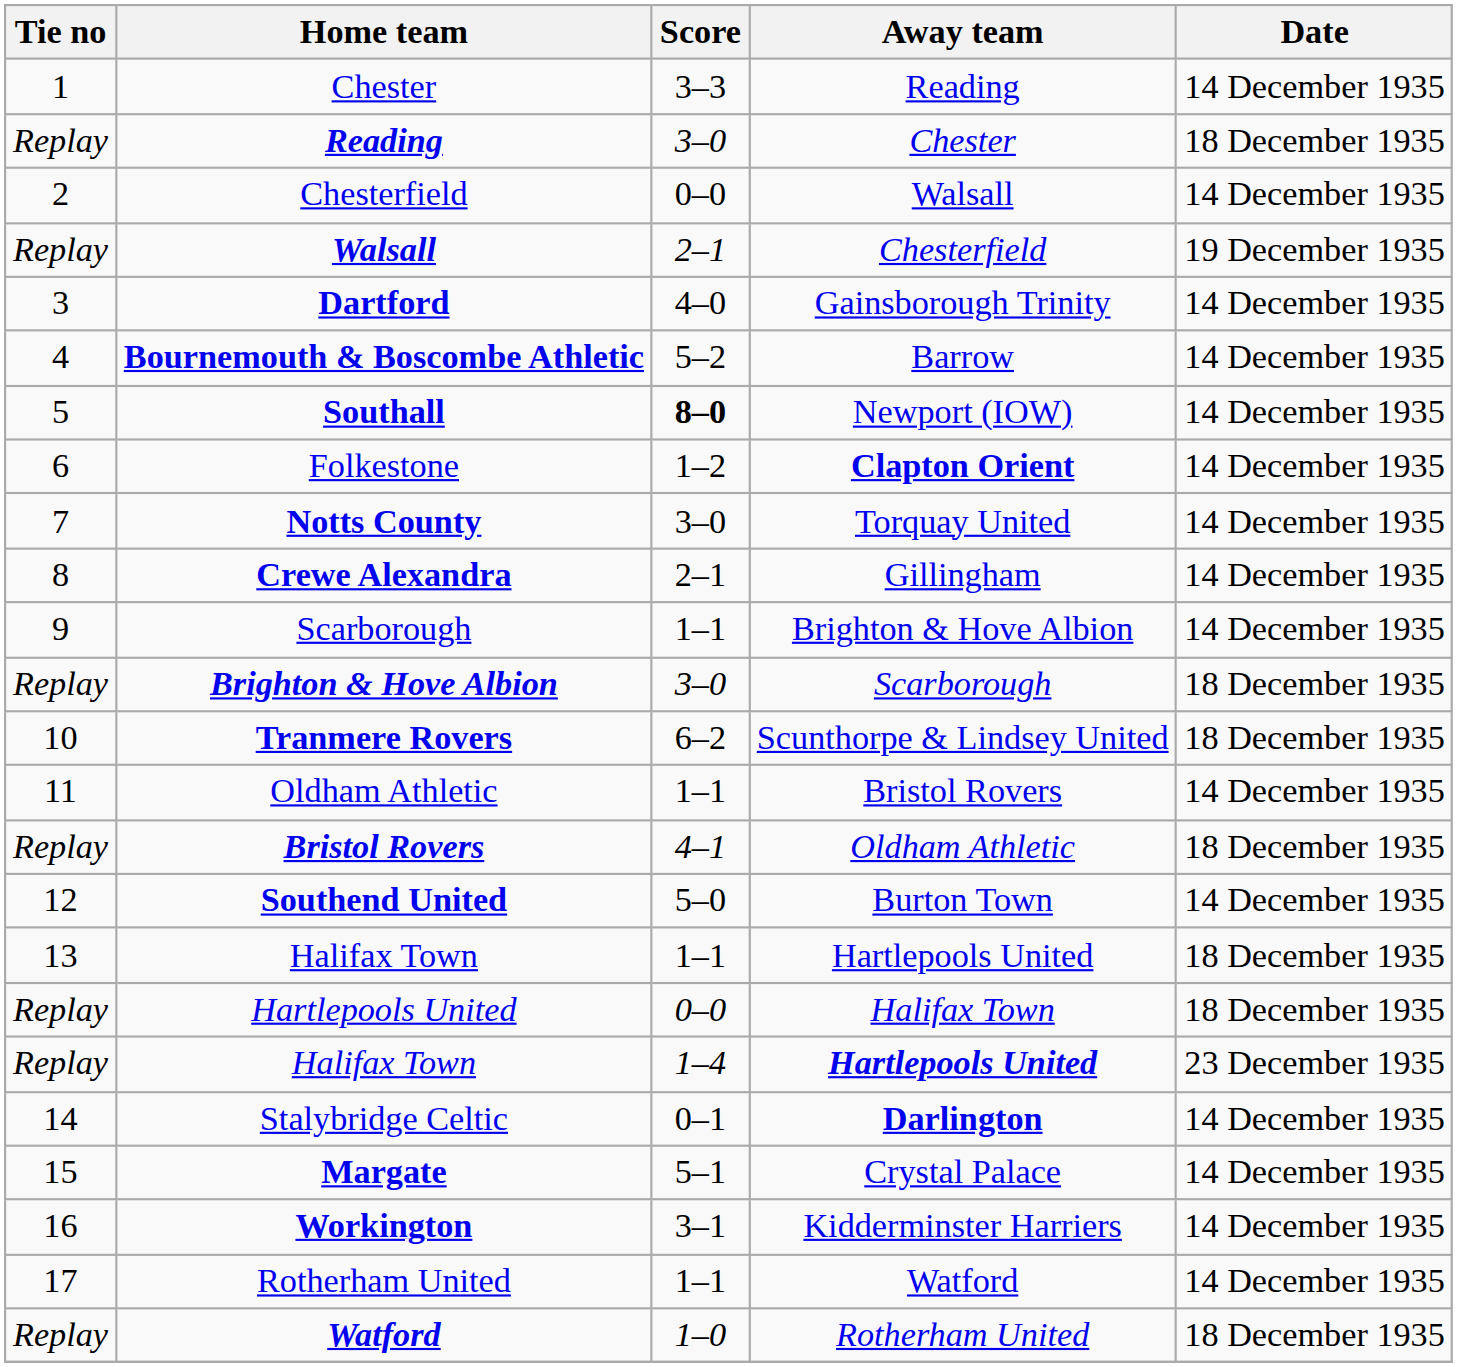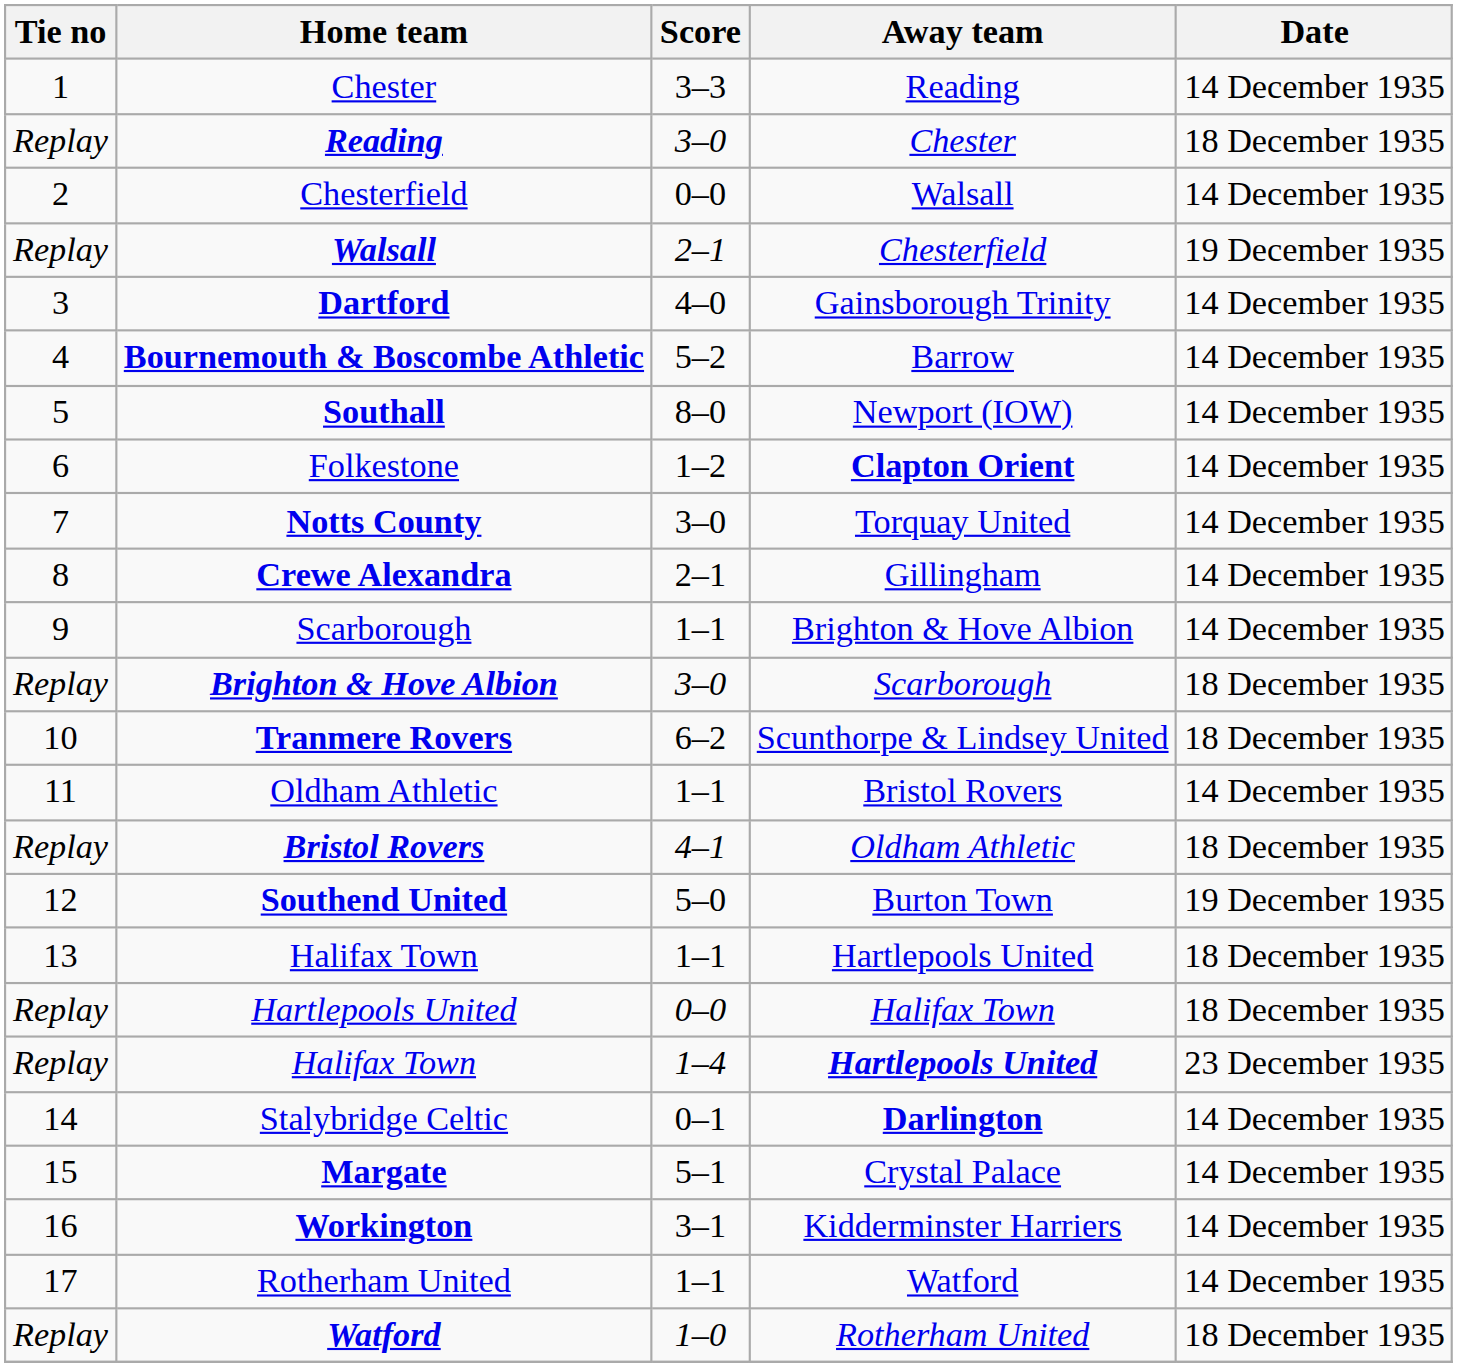(700, 411) bold -> (700, 411) normal
(1315, 900) 14 December 1935 -> (1315, 900) 19 December 1935
